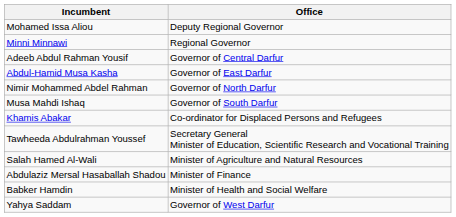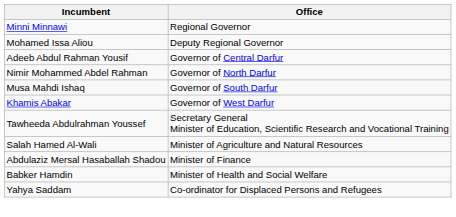rows swapped: (37, 42) <-> (50, 27)
- row: (62, 73)
(276, 118) Co-ordinator for Displaced Persons and Refugees -> (222, 103) Governor of West Darfur
(222, 205) Governor of West Darfur -> (276, 190) Co-ordinator for Displaced Persons and Refugees
